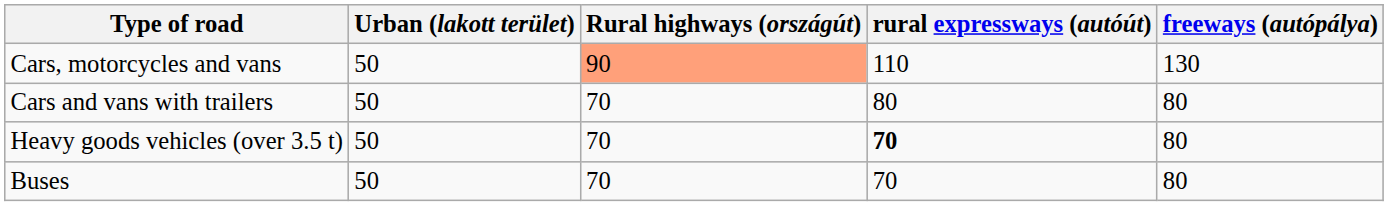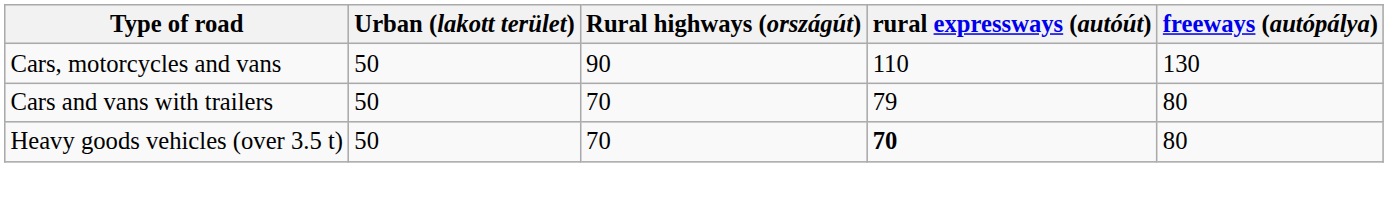(598, 63) lightsalmon background -> (598, 63) no background
(885, 102) 80 -> (885, 102) 79
- row: (40, 180)
